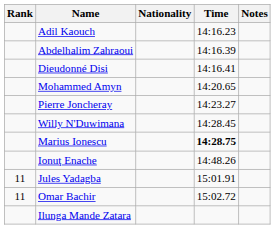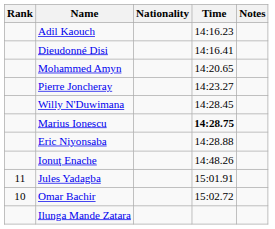- row: (86, 50)
+ row: (72, 141)
(20, 196) 11 -> (20, 196) 10
